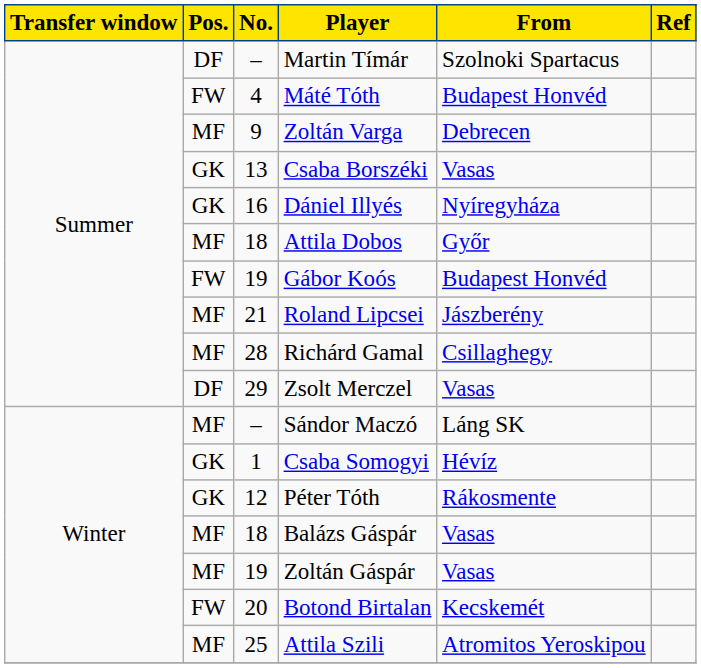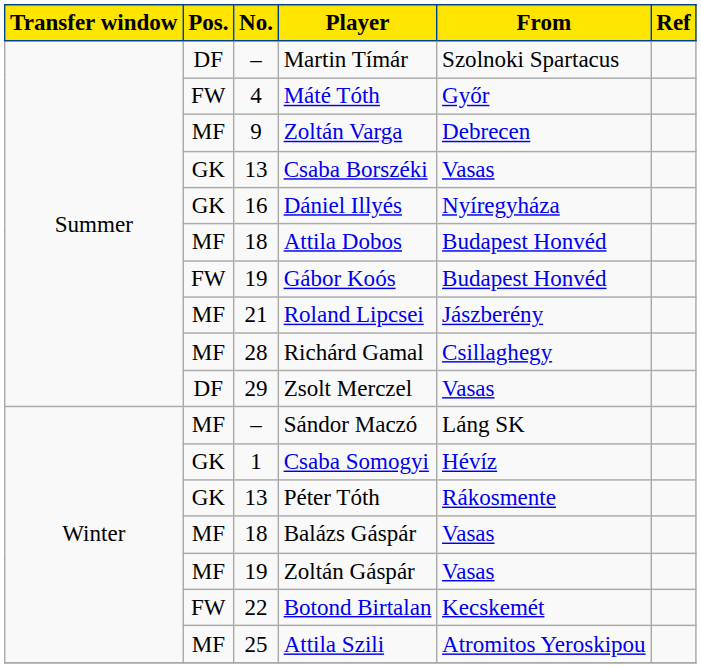(524, 95) Budapest Honvéd -> (466, 95) Győr
(466, 242) Győr -> (524, 242) Budapest Honvéd
(256, 497) 12 -> (256, 497) 13
(256, 607) 20 -> (256, 607) 22
